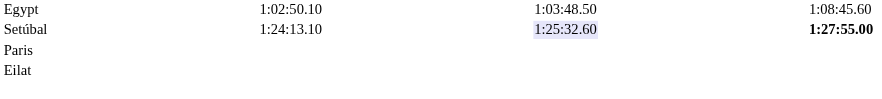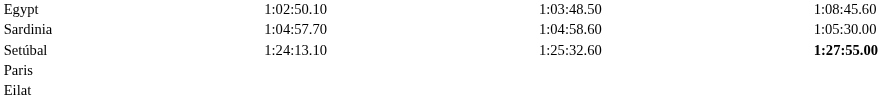+ row: (28, 29)
(566, 29) lavender background -> (570, 50) no background
